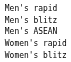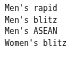- row: (36, 43)
